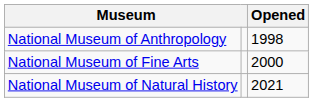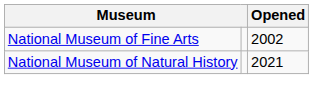- row: (117, 39)
(267, 62) 2000 -> (267, 39) 2002
